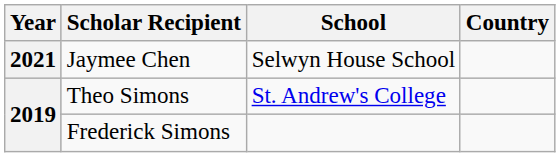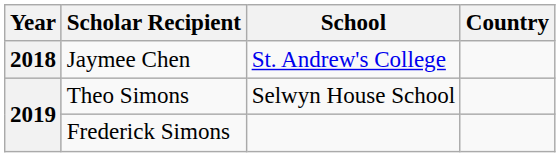(33, 59) 2021 -> (33, 59) 2018
(353, 59) Selwyn House School -> (349, 59) St. Andrew's College
(349, 95) St. Andrew's College -> (353, 95) Selwyn House School
